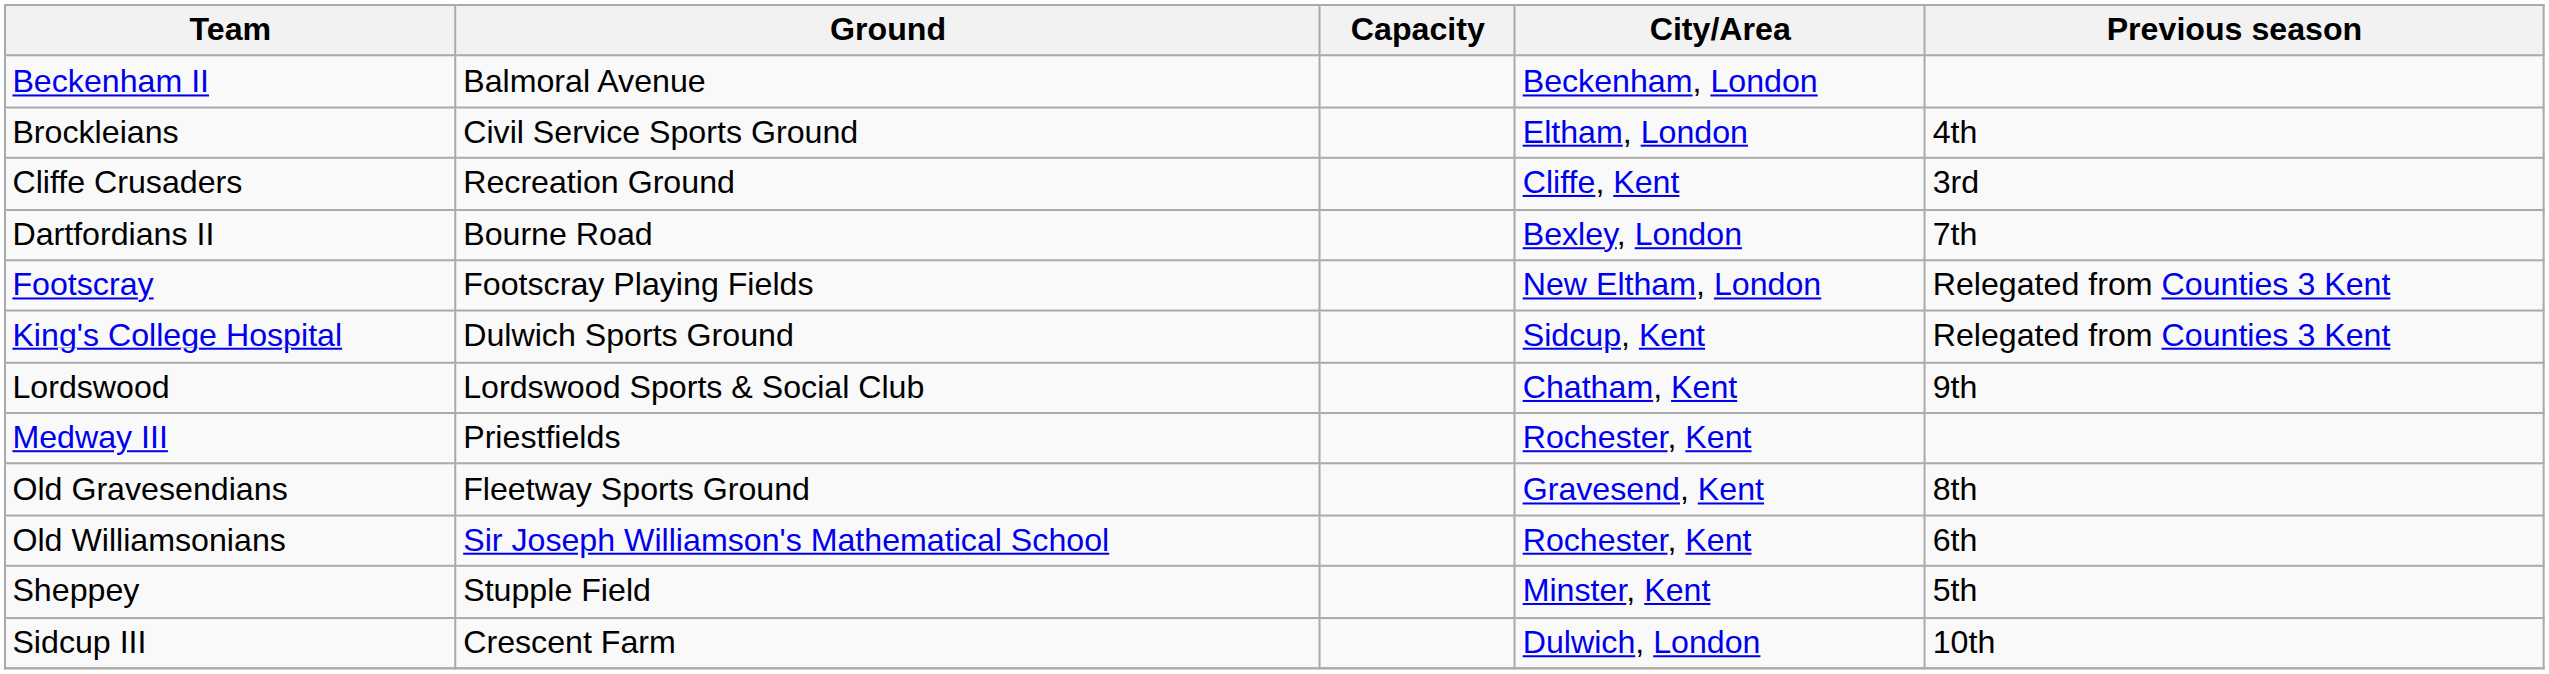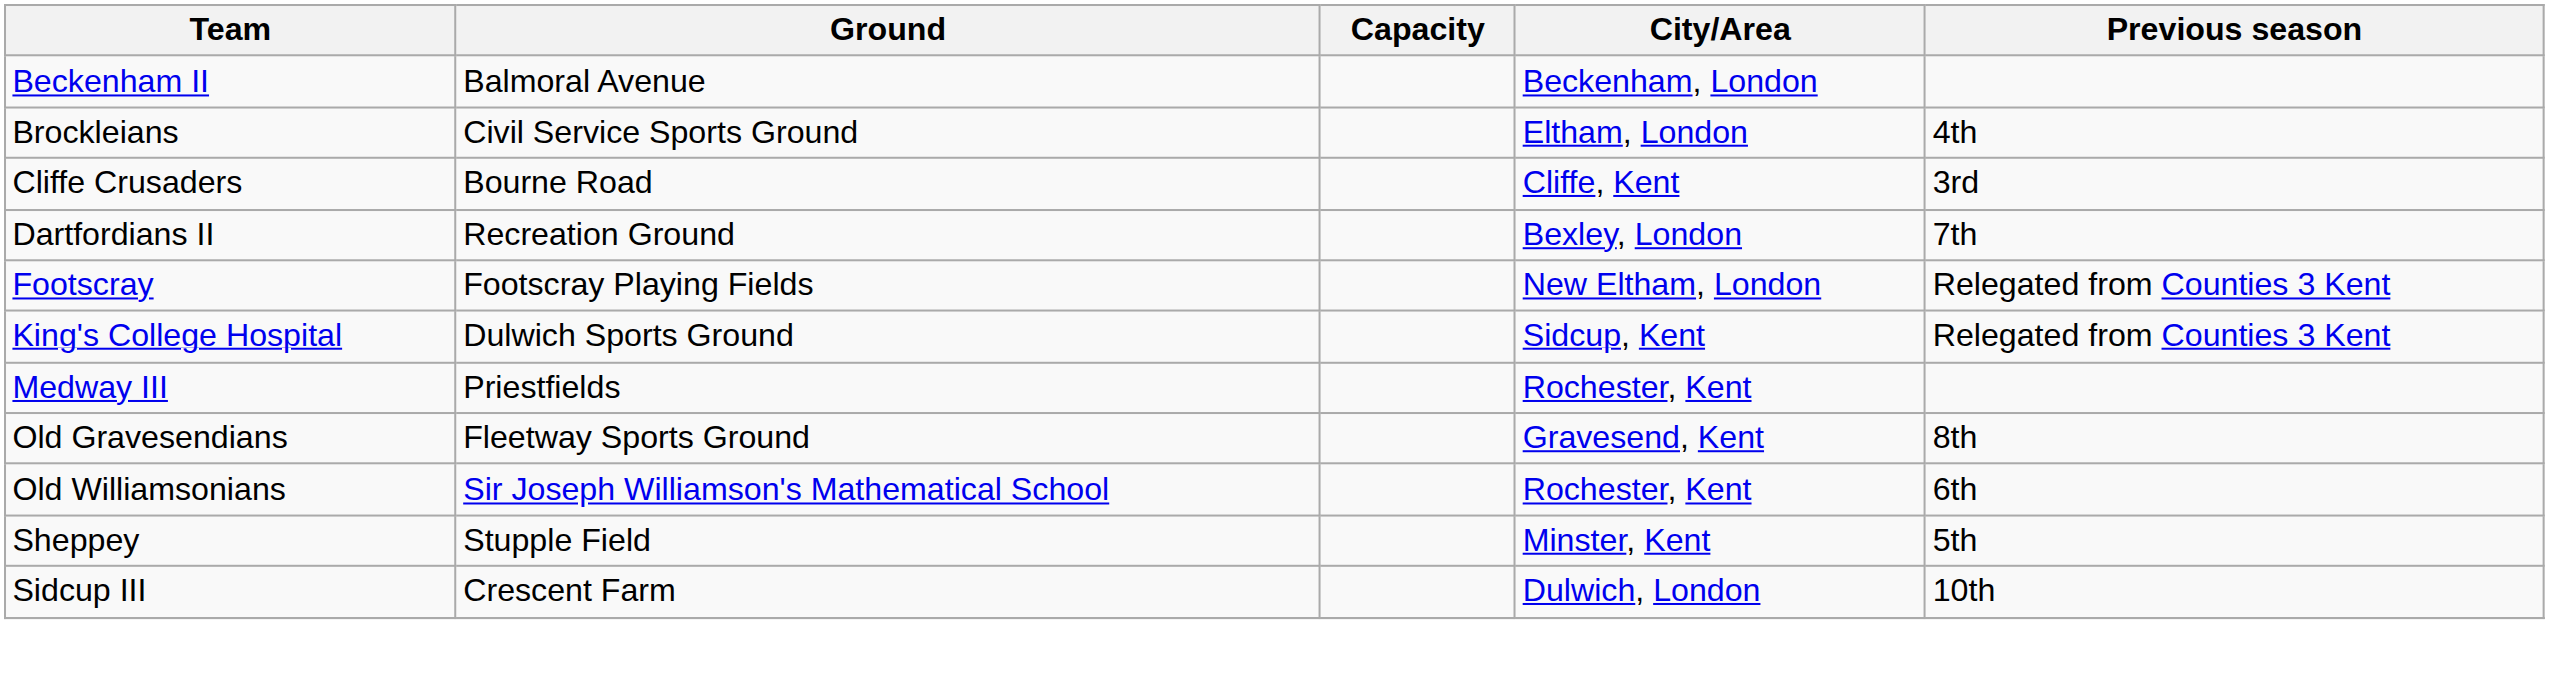(599, 183) Recreation Ground -> (558, 183) Bourne Road
(558, 234) Bourne Road -> (599, 234) Recreation Ground
- row: (91, 387)
